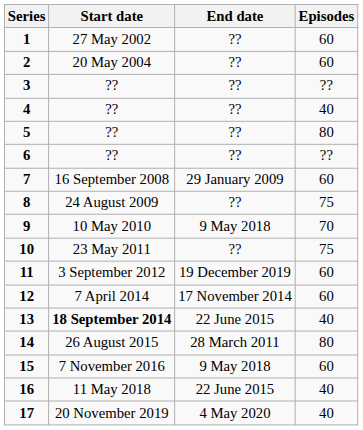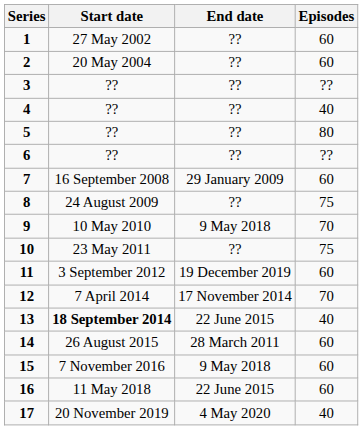(326, 296) 60 -> (326, 296) 70
(326, 343) 80 -> (326, 343) 60
(326, 389) 40 -> (326, 389) 60
